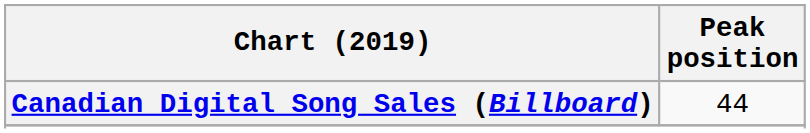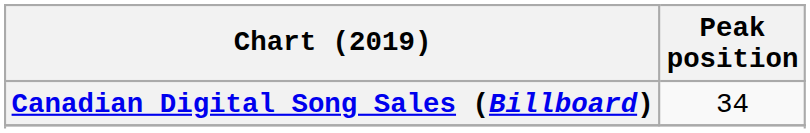(733, 104) 44 -> (733, 104) 34
